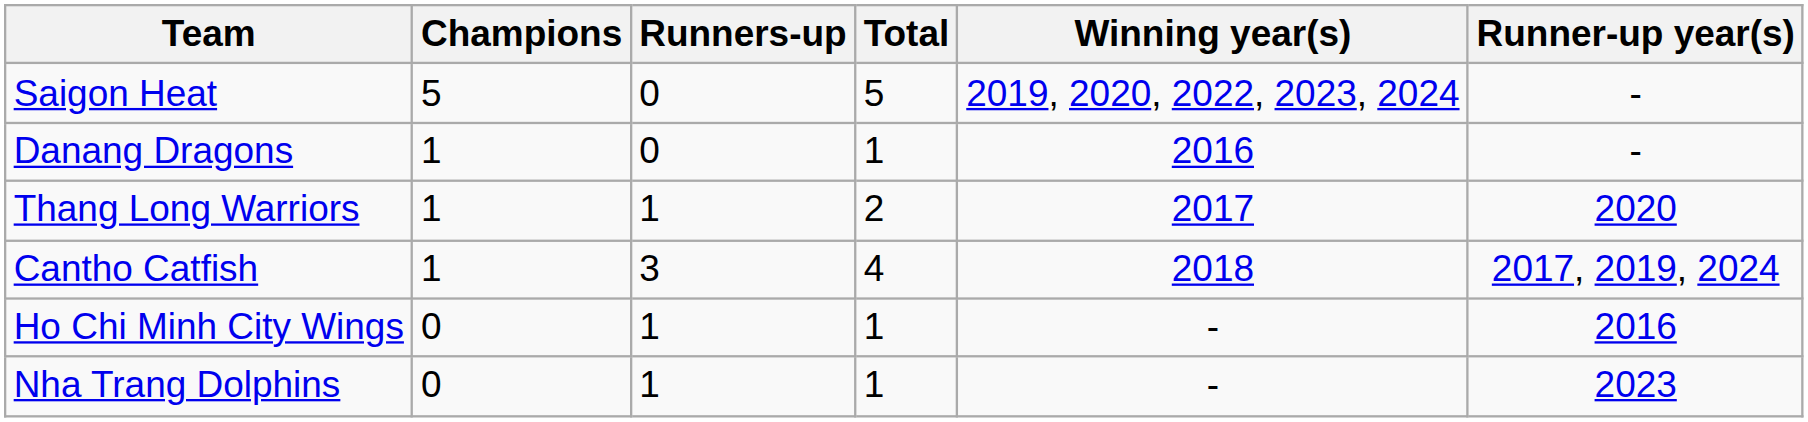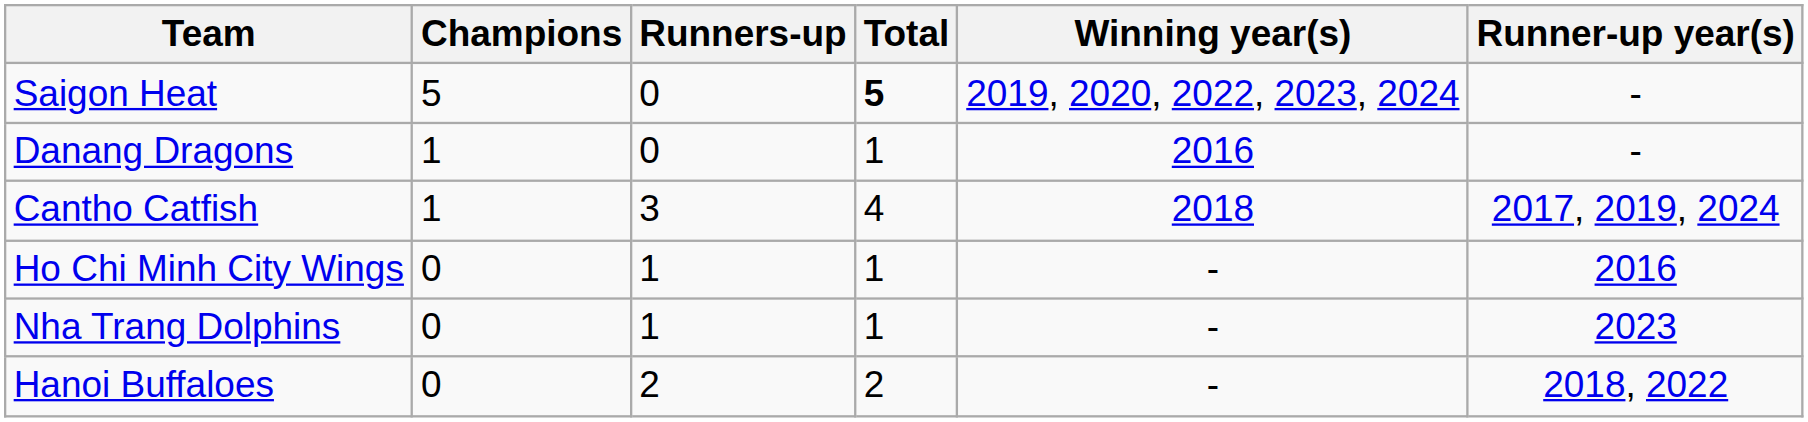(874, 92) normal -> (874, 92) bold
- row: (187, 209)
+ row: (144, 385)
